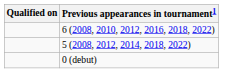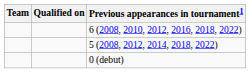+ column: (18, 13)
